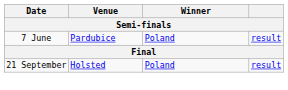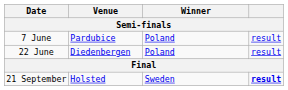+ row: (36, 52)
(160, 65) Poland -> (160, 79) Sweden
(266, 65) normal -> (266, 79) bold
